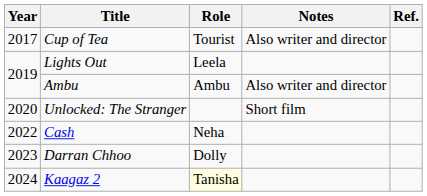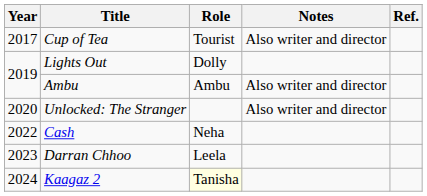(209, 62) Leela -> (210, 62) Dolly
(276, 109) Short film -> (316, 109) Also writer and director
(210, 156) Dolly -> (209, 156) Leela
